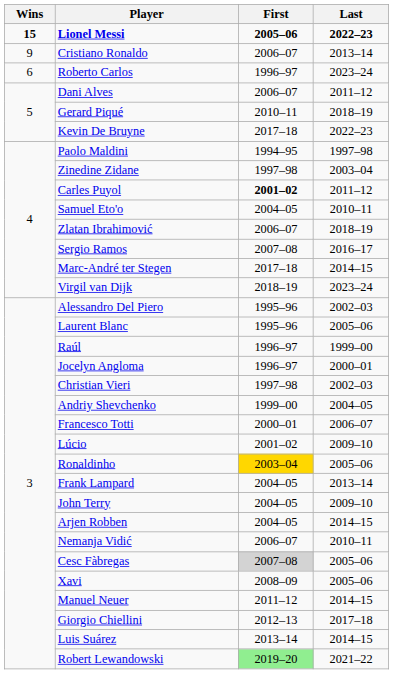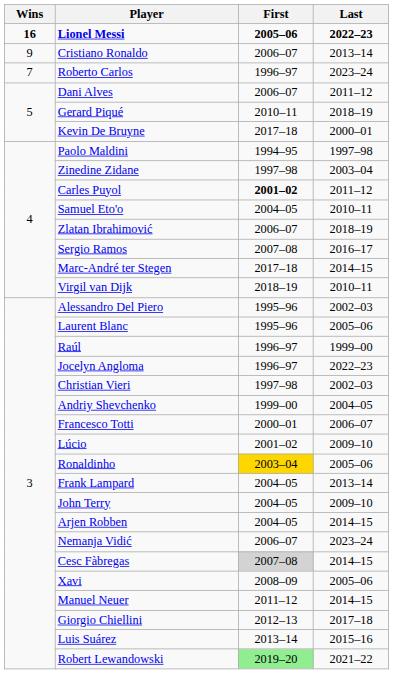(30, 33) 15 -> (30, 33) 16
(30, 72) 6 -> (30, 72) 7
(351, 131) 2022–23 -> (351, 131) 2000–01
(351, 287) 2023–24 -> (351, 287) 2010–11
(351, 365) 2000–01 -> (351, 365) 2022–23
(351, 541) 2010–11 -> (351, 541) 2023–24
(351, 561) 2005–06 -> (351, 561) 2014–15
(351, 639) 2014–15 -> (351, 639) 2015–16
